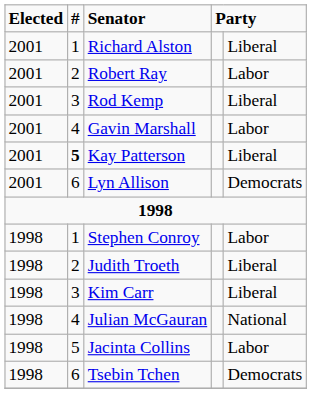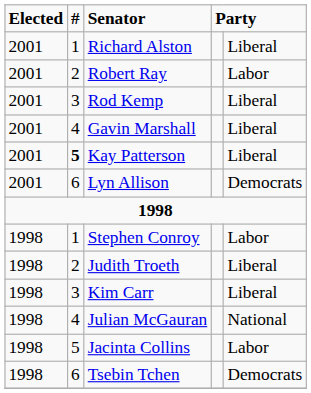(248, 128) Labor -> (252, 128) Liberal
